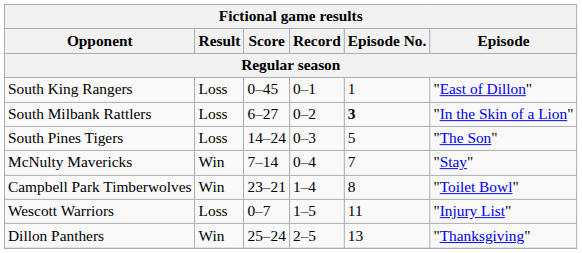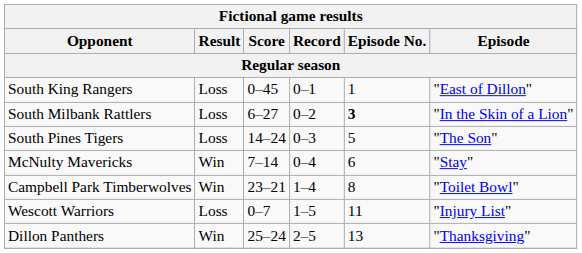(352, 162) 7 -> (352, 162) 6
